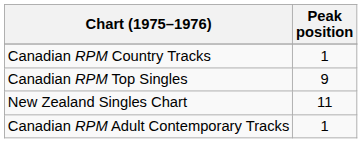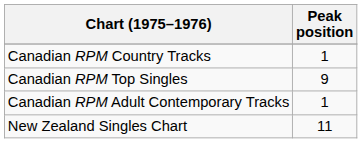rows swapped: (149, 126) <-> (97, 102)
